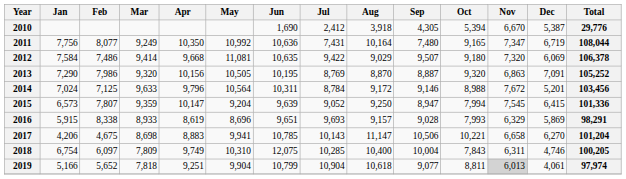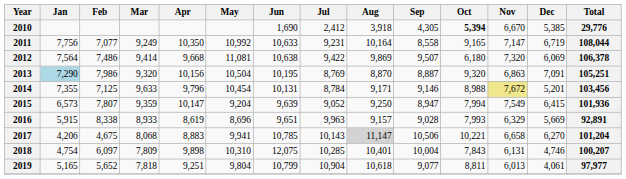(475, 28) normal -> (475, 28) bold
(554, 28) 5,387 -> (554, 28) 5,385
(107, 43) 8,077 -> (107, 43) 7,077
(285, 43) 10,636 -> (285, 43) 10,633
(334, 43) 7,431 -> (334, 43) 9,231
(428, 43) 7,480 -> (428, 43) 8,558
(515, 43) 7,347 -> (515, 43) 7,147
(67, 58) 7,584 -> (67, 58) 7,564
(285, 58) 10,635 -> (285, 58) 10,638
(381, 58) 9,029 -> (381, 58) 9,869
(475, 58) 9,180 -> (475, 58) 6,180
(67, 74) no background -> (67, 74) lightblue background
(238, 74) 10,505 -> (238, 74) 10,504
(594, 74) 105,252 -> (594, 74) 105,251
(67, 89) 7,024 -> (67, 89) 7,355
(238, 89) 10,564 -> (238, 89) 10,454
(285, 89) 10,311 -> (285, 89) 10,131
(381, 89) 9,172 -> (381, 89) 9,171
(515, 89) no background -> (515, 89) khaki background
(515, 105) 7,545 -> (515, 105) 7,549
(594, 105) 101,336 -> (594, 105) 101,936
(334, 120) 9,693 -> (334, 120) 9,963
(554, 120) 5,869 -> (554, 120) 5,669
(594, 120) 98,291 -> (594, 120) 92,891
(147, 136) 8,698 -> (147, 136) 8,068
(379, 136) no background -> (379, 136) lightgrey background
(67, 151) 6,754 -> (67, 151) 4,754
(193, 151) 9,749 -> (193, 151) 9,898
(379, 151) 10,400 -> (379, 151) 10,401
(515, 151) 6,311 -> (515, 151) 6,131
(594, 151) 100,205 -> (594, 151) 100,207
(67, 166) 5,166 -> (67, 166) 5,165
(240, 166) 9,904 -> (240, 166) 9,804
(515, 166) lightgrey background -> (515, 166) no background
(594, 166) 97,974 -> (594, 166) 97,977
